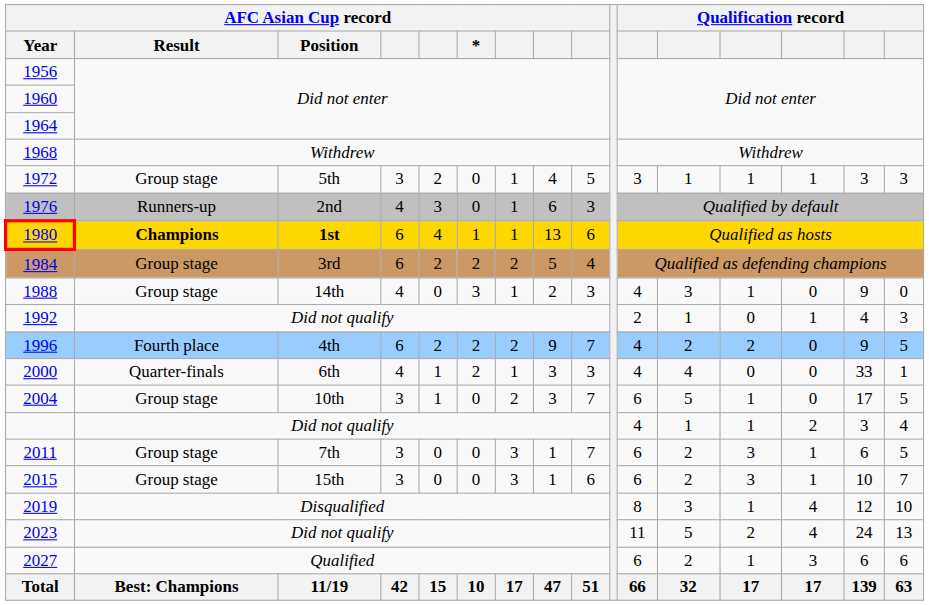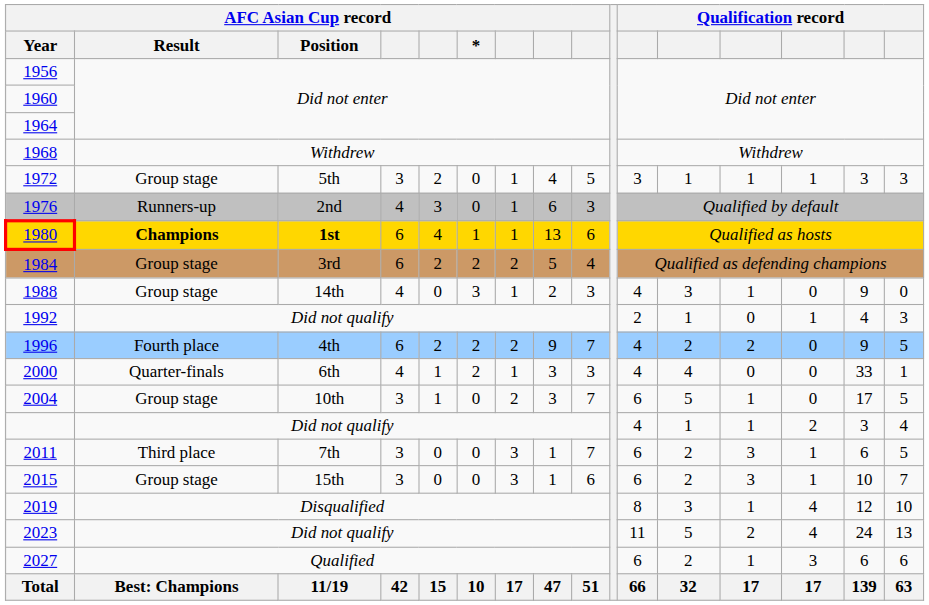(177, 452) Group stage -> (177, 452) Third place
